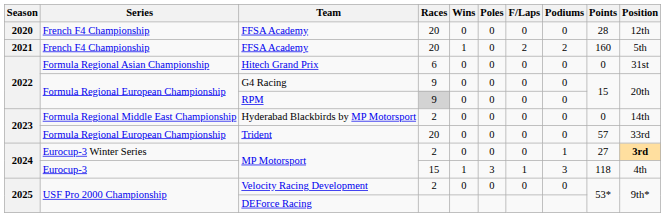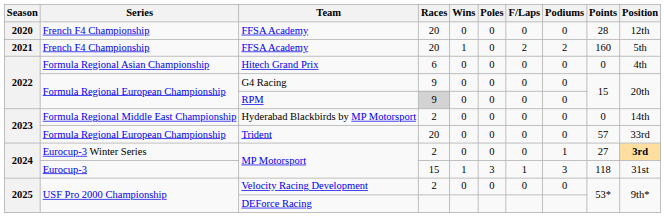(640, 65) 31st -> (640, 65) 4th
(640, 169) 4th -> (640, 169) 31st
